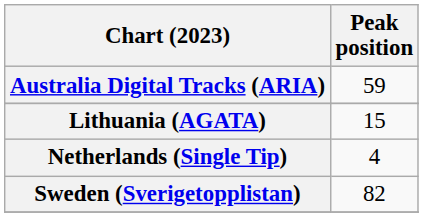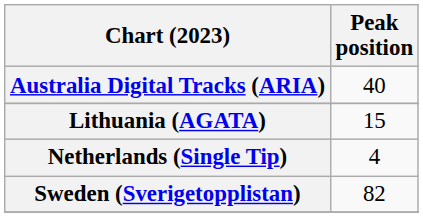(374, 84) 59 -> (374, 84) 40
